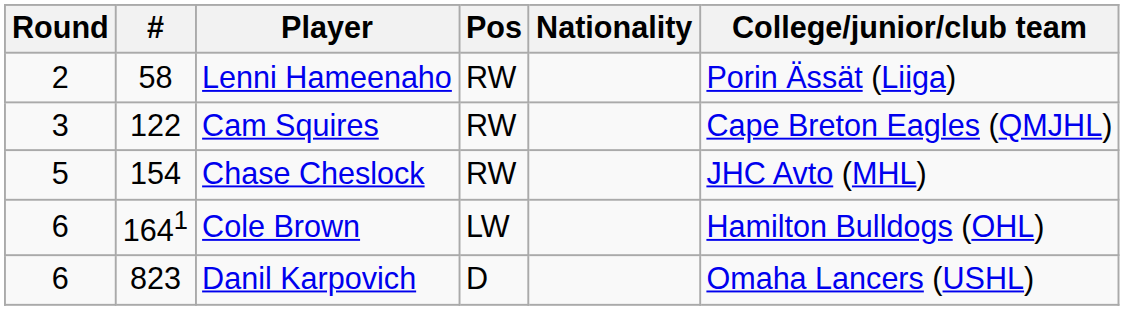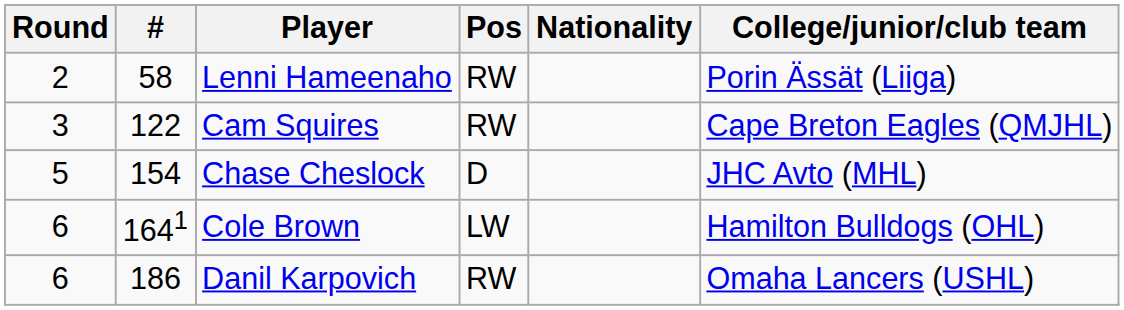(491, 174) RW -> (477, 174) D
(155, 279) 823 -> (155, 279) 186
(477, 279) D -> (491, 279) RW
